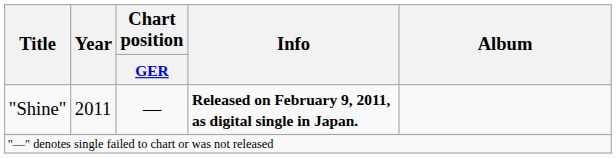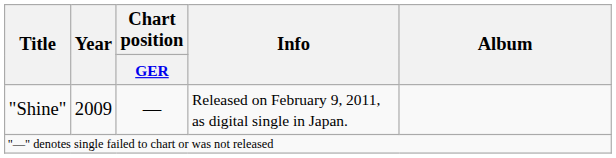(93, 109) 2011 -> (93, 109) 2009
(291, 109) bold -> (286, 110) normal
